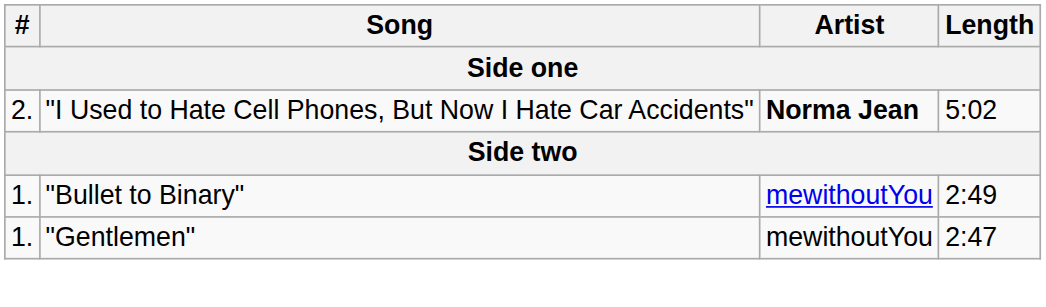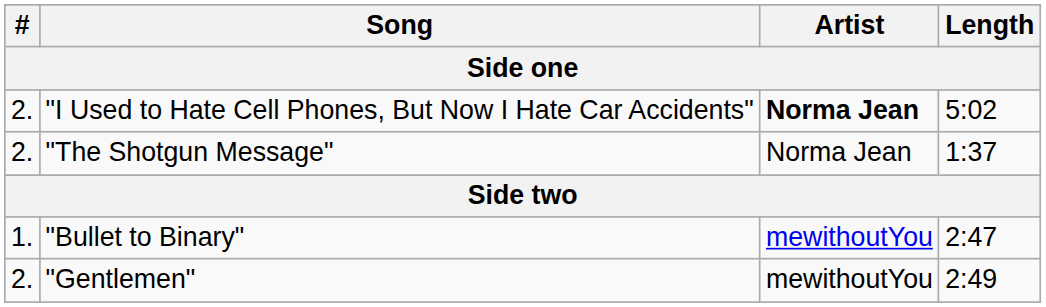+ row: (190, 152)
(971, 195) 2:49 -> (971, 237) 2:47
(22, 237) 1. -> (22, 279) 2.
(971, 237) 2:47 -> (971, 279) 2:49
